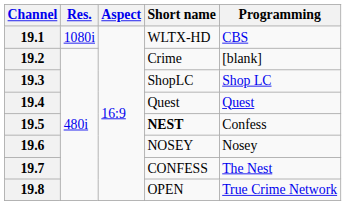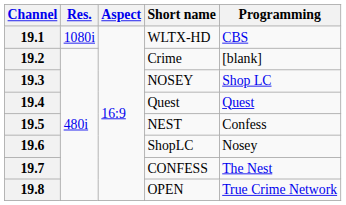(170, 80) ShopLC -> (170, 80) NOSEY
(165, 124) bold -> (165, 124) normal
(170, 146) NOSEY -> (170, 146) ShopLC
